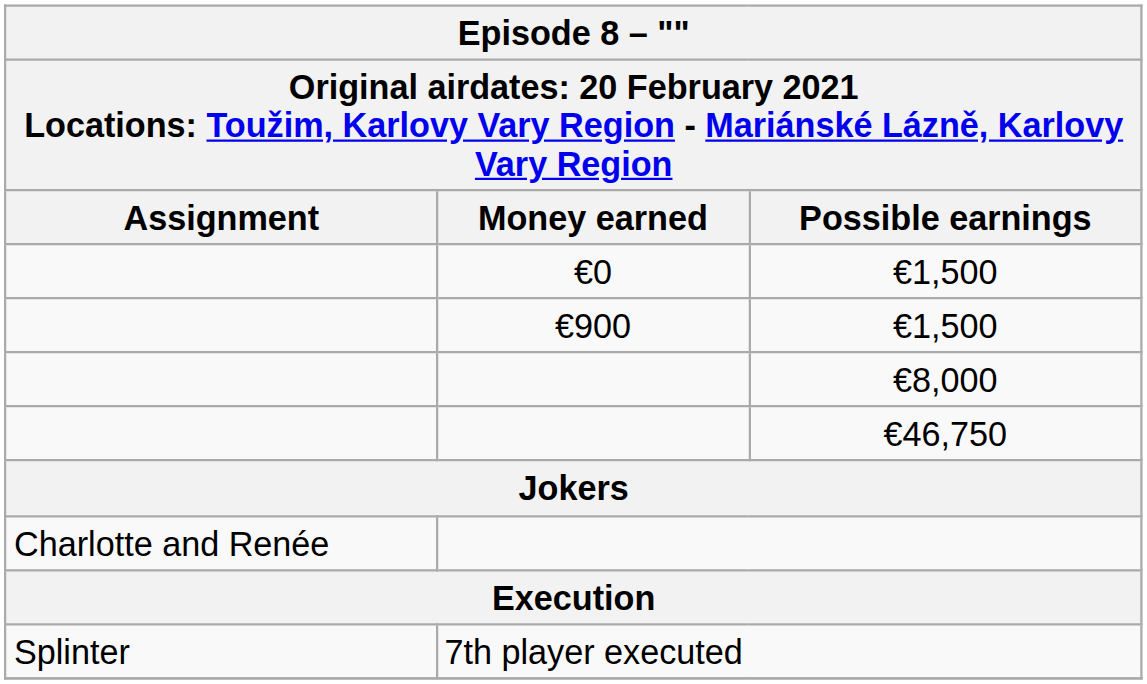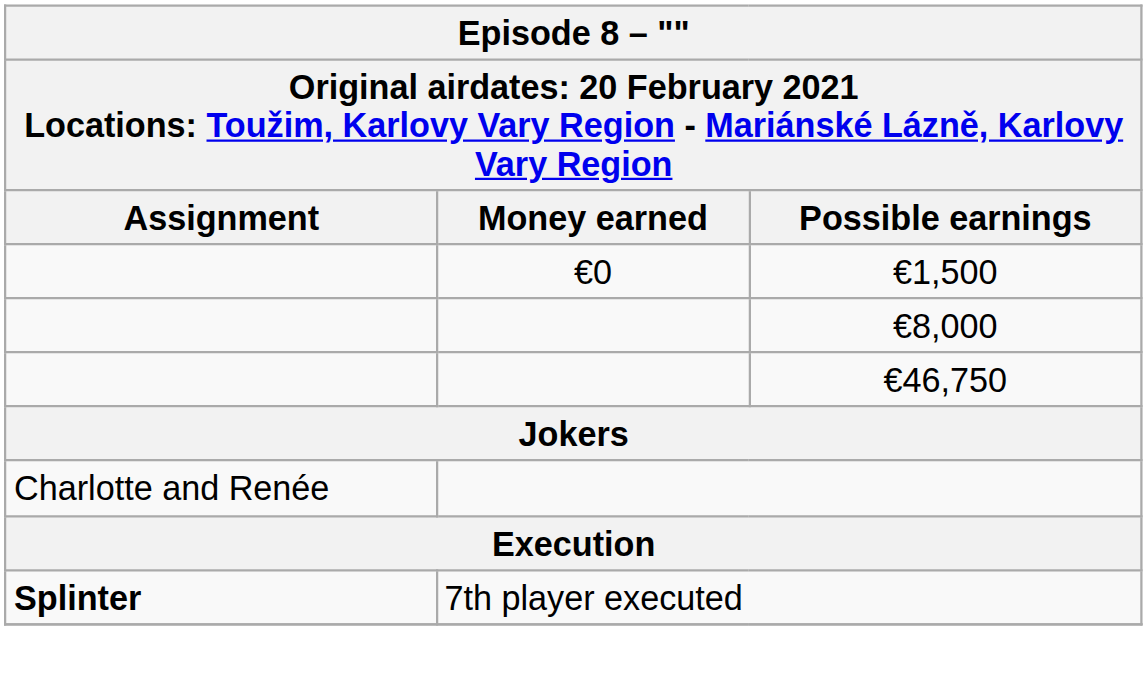- row: (593, 326)
(72, 651) normal -> (78, 596) bold
